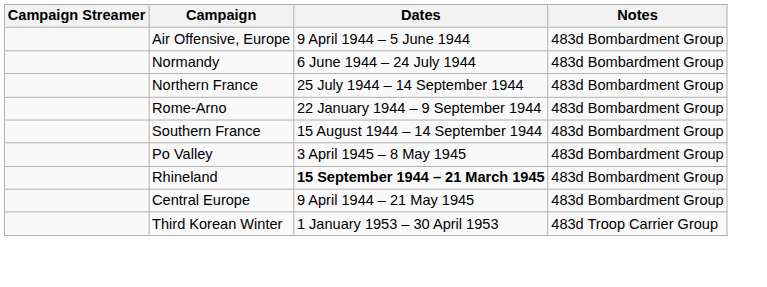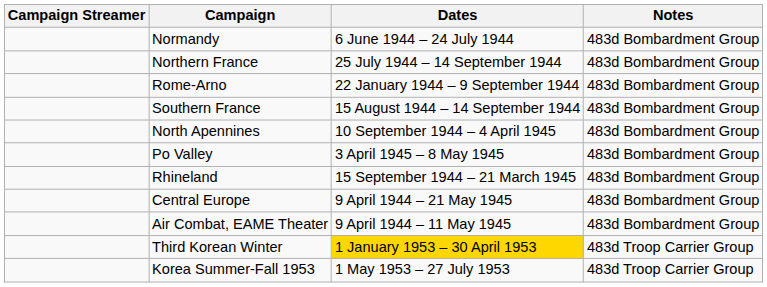- row: (221, 39)
+ row: (206, 131)
(421, 177) bold -> (456, 177) normal
+ row: (240, 223)
(398, 223) no background -> (436, 246) gold background
+ row: (233, 270)
